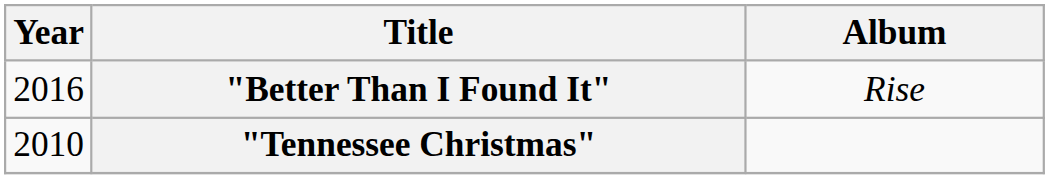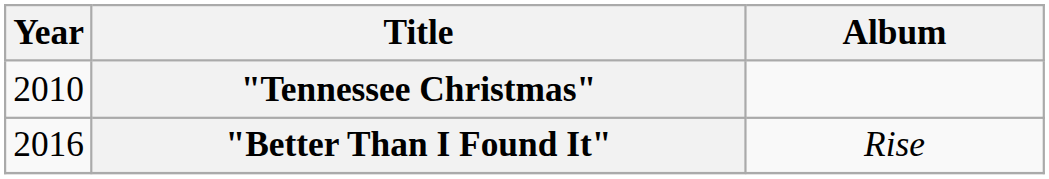rows swapped: (418, 144) <-> (418, 88)
